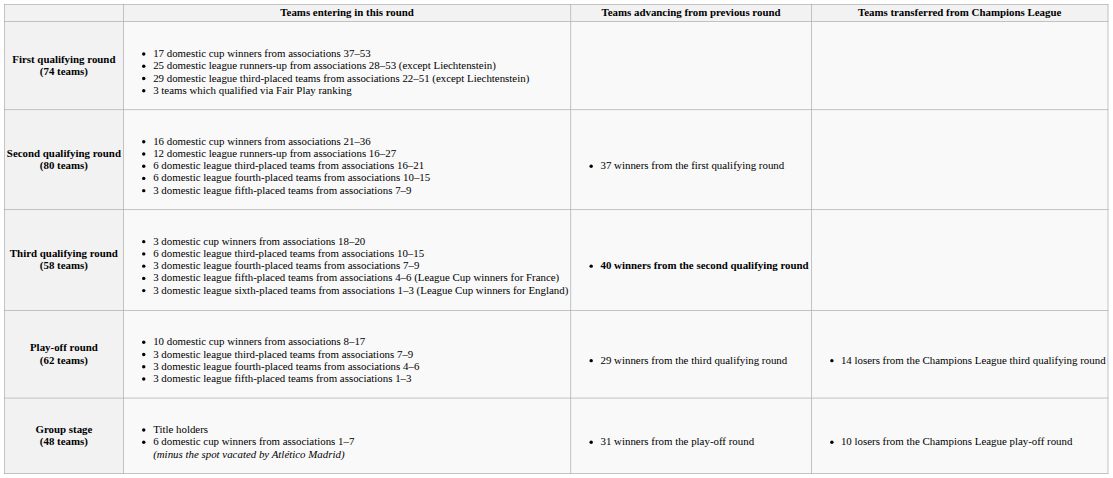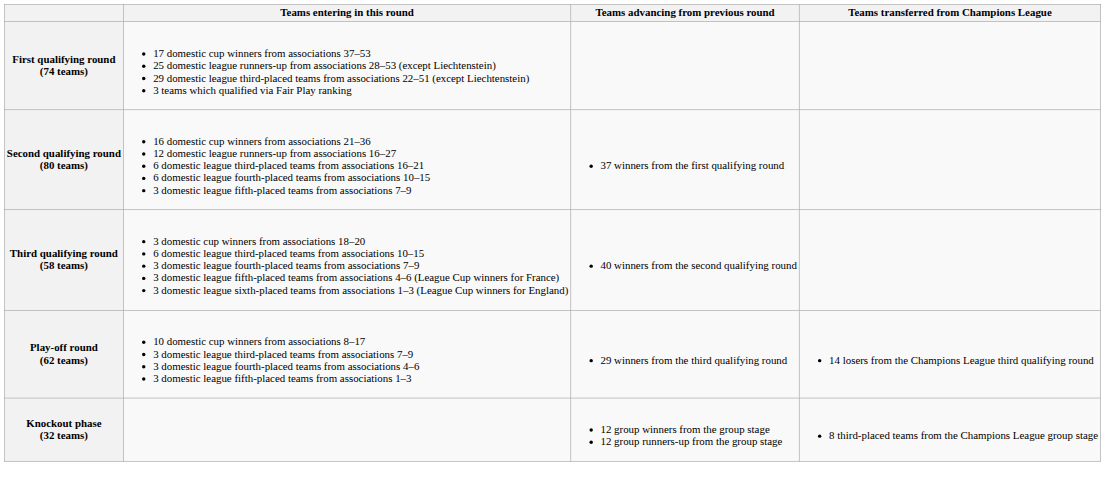(691, 266) bold -> (685, 266) normal
- row: (64, 436)
+ row: (64, 429)
